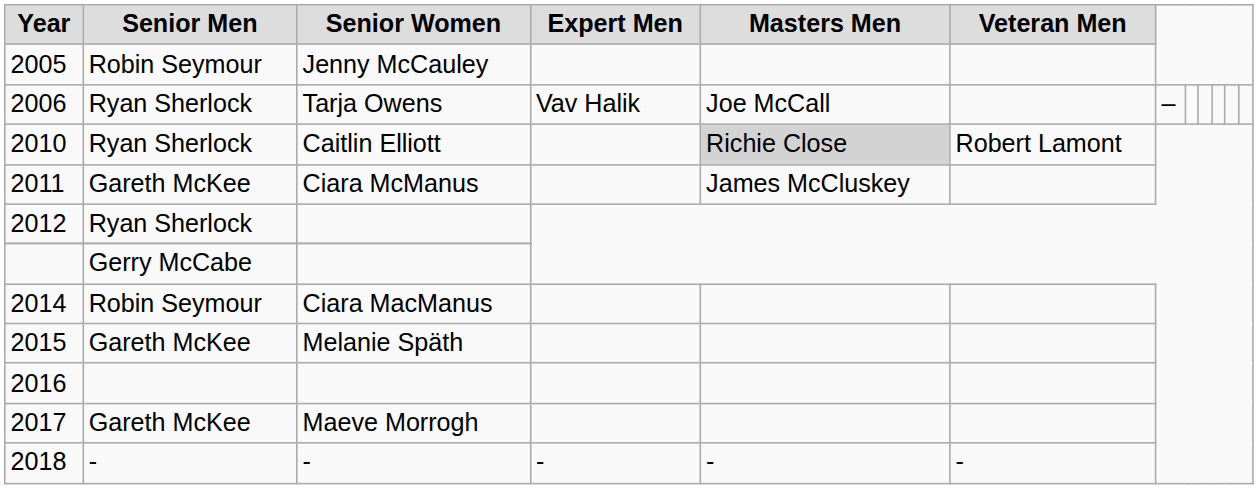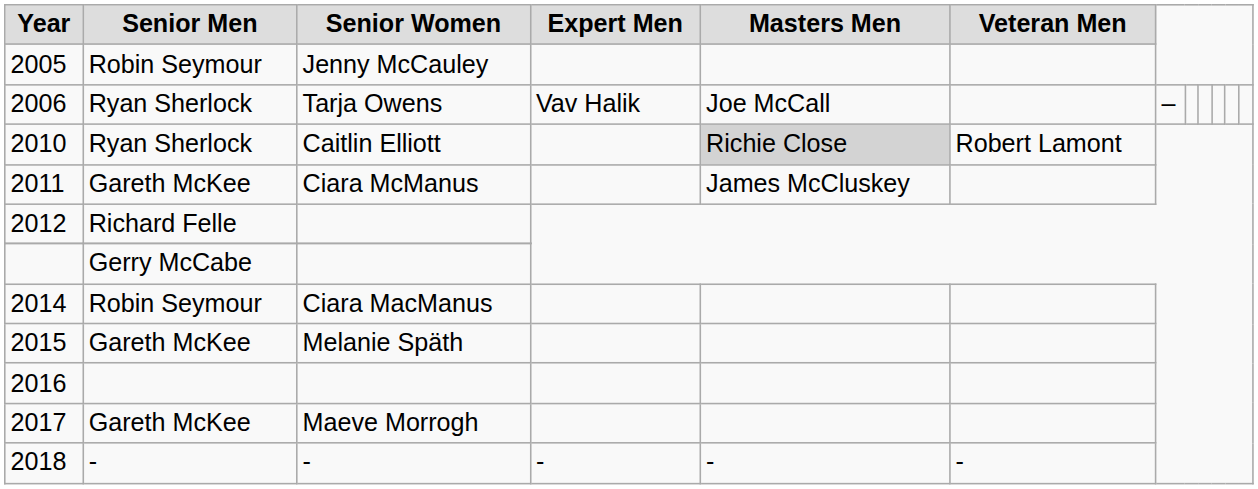(170, 223) Ryan Sherlock -> (163, 223) Richard Felle
